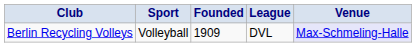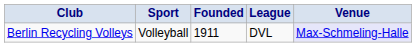(207, 32) 1909 -> (206, 32) 1911
